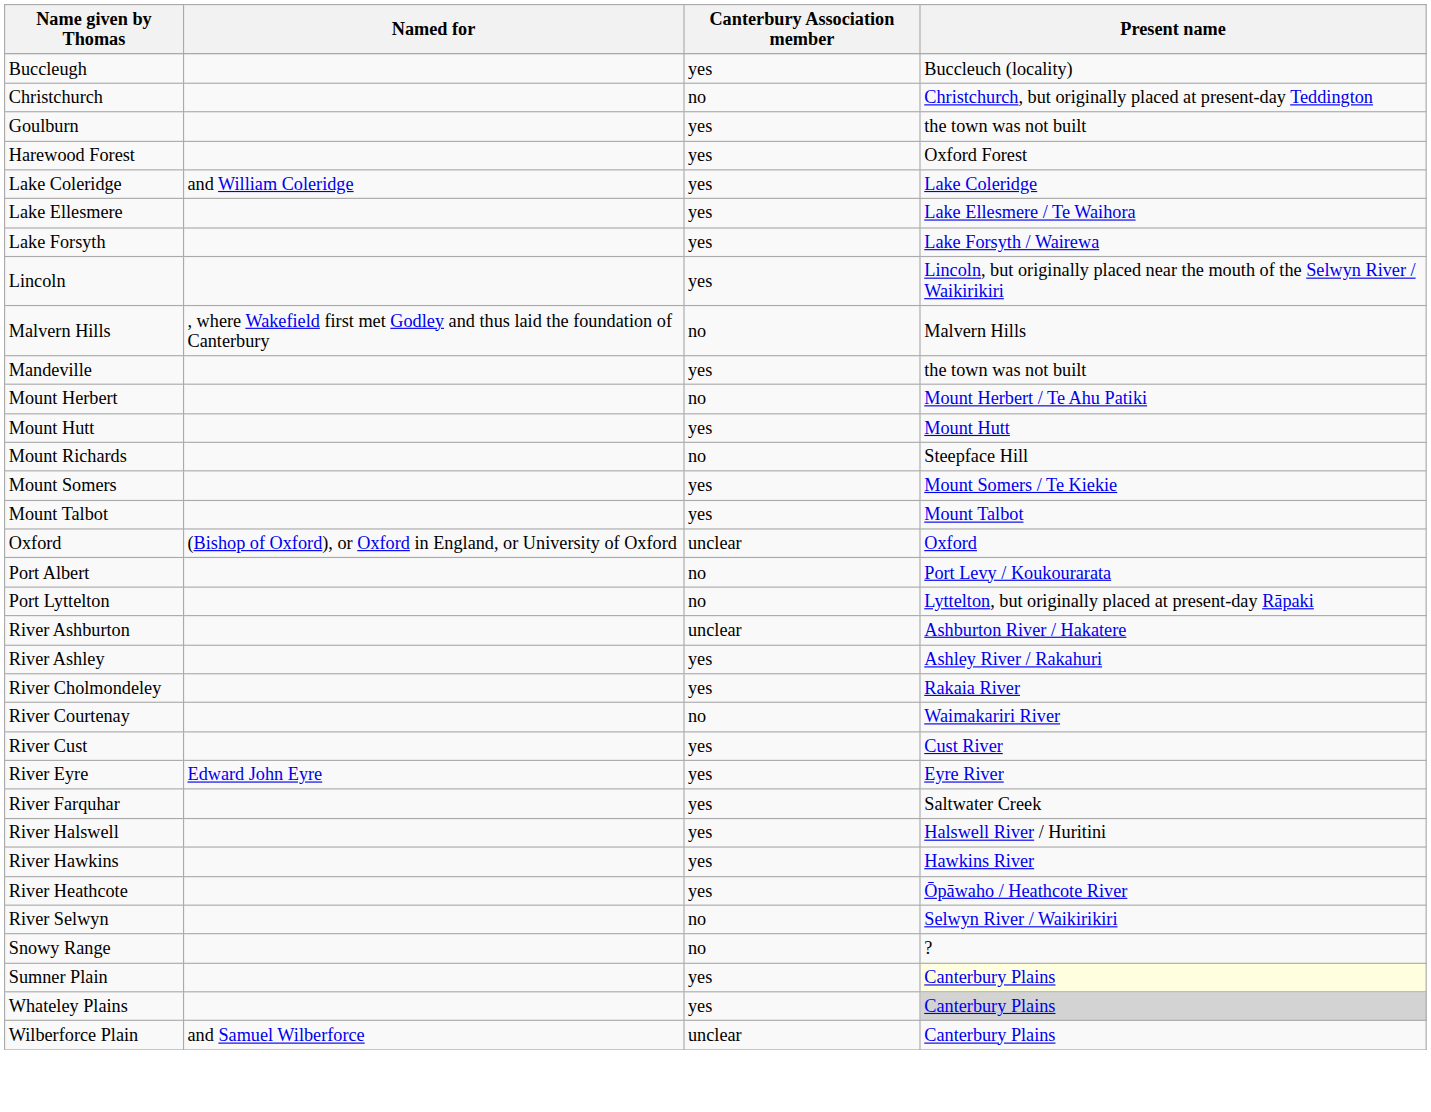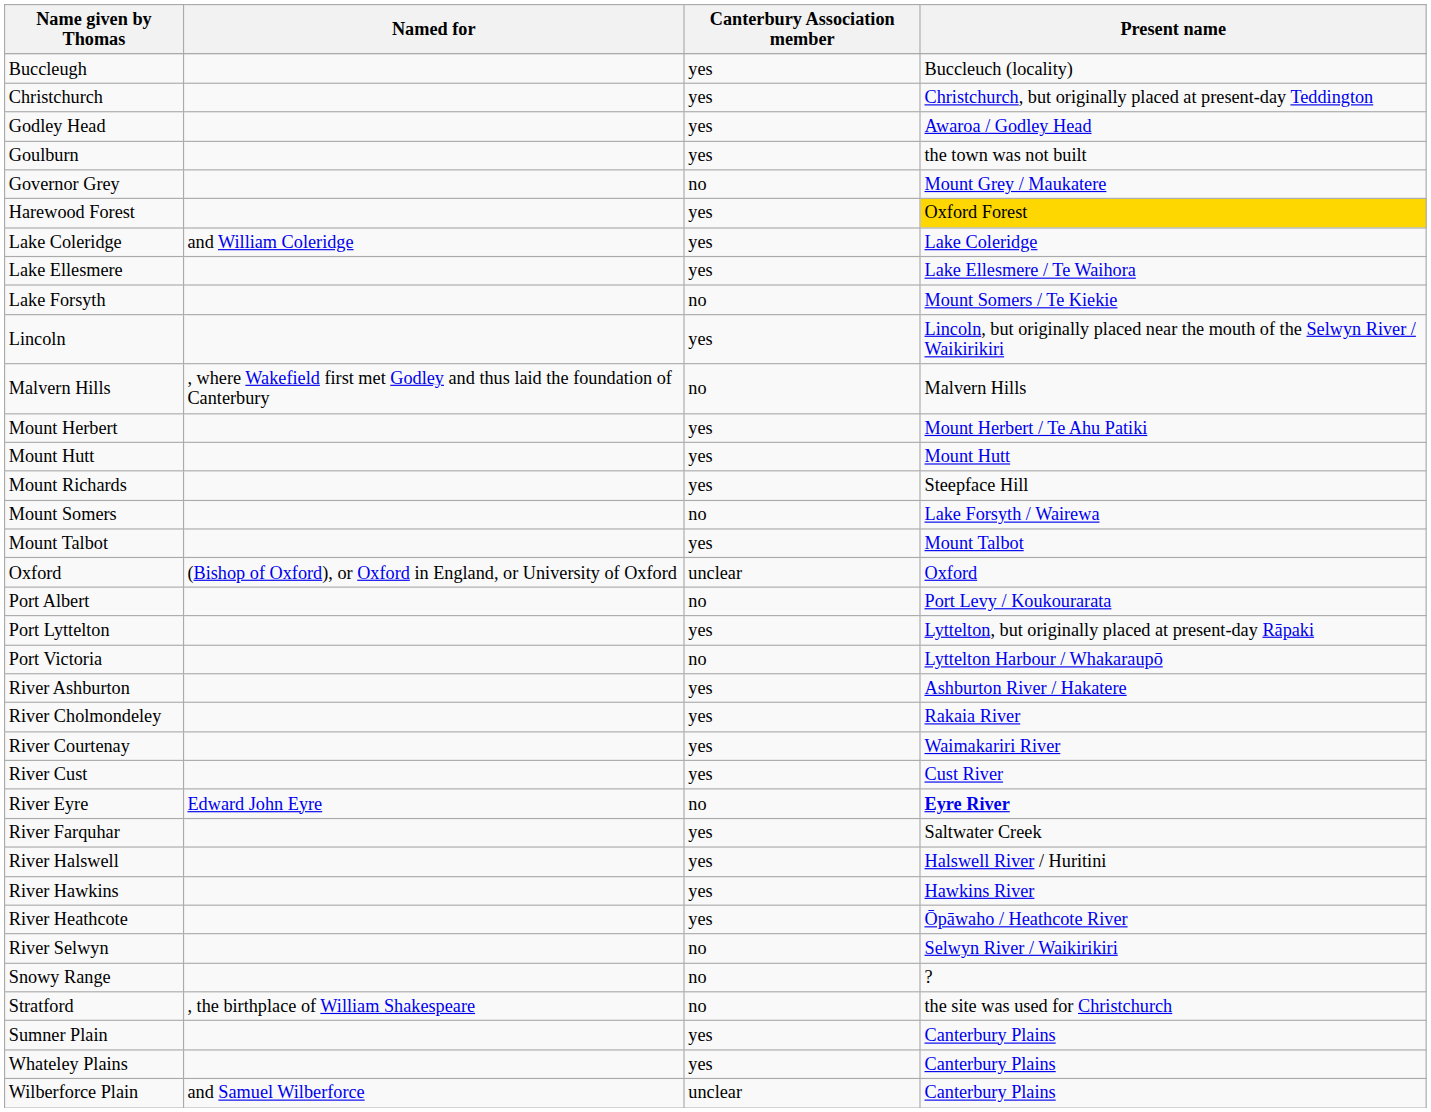(697, 97) no -> (700, 97) yes
+ row: (57, 126)
+ row: (64, 184)
(976, 155) no background -> (976, 213) gold background
(700, 241) yes -> (697, 299) no
(1012, 241) Lake Forsyth / Wairewa -> (1021, 299) Mount Somers / Te Kiekie
- row: (50, 369)
(697, 398) no -> (700, 427) yes
(697, 456) no -> (700, 485) yes
(700, 485) yes -> (697, 514) no
(1021, 485) Mount Somers / Te Kiekie -> (1012, 514) Lake Forsyth / Wairewa
(697, 601) no -> (700, 630) yes
+ row: (55, 659)
(715, 630) unclear -> (700, 688) yes
- row: (57, 659)
(697, 716) no -> (700, 745) yes
(700, 774) yes -> (697, 803) no
(964, 774) normal -> (967, 803) bold
+ row: (41, 1006)
(990, 977) lightyellow background -> (990, 1035) no background
(990, 1006) lightgrey background -> (990, 1064) no background
